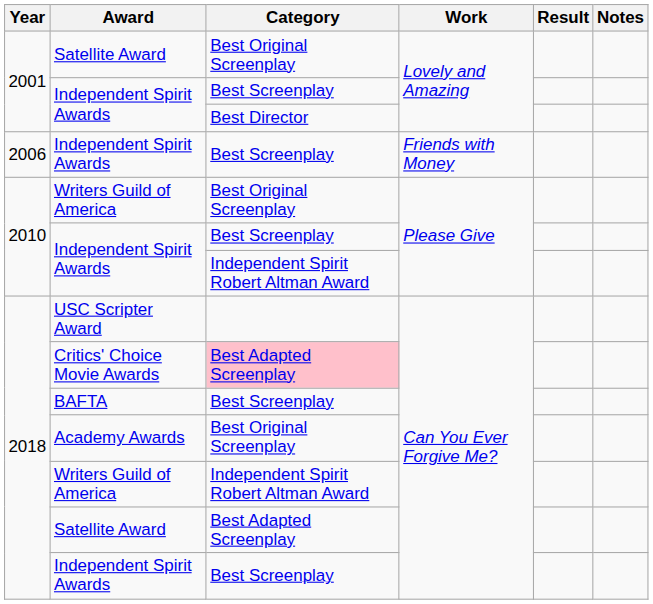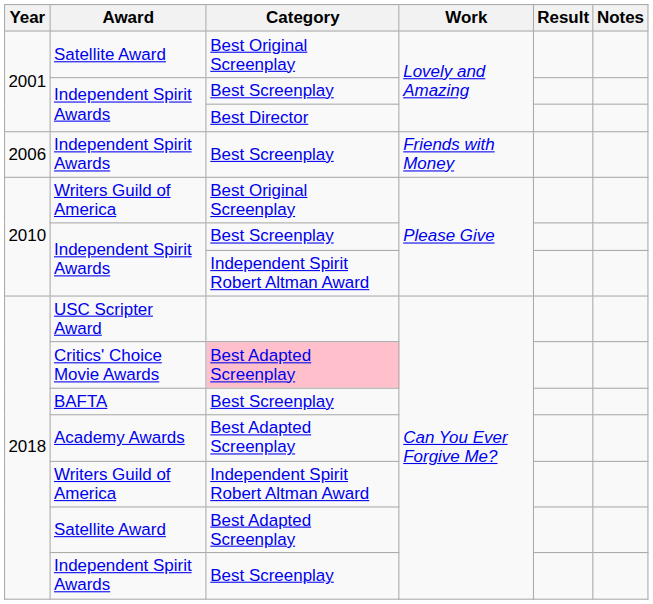(259, 437) Best Original Screenplay -> (261, 437) Best Adapted Screenplay
